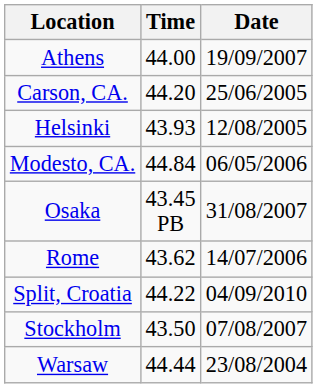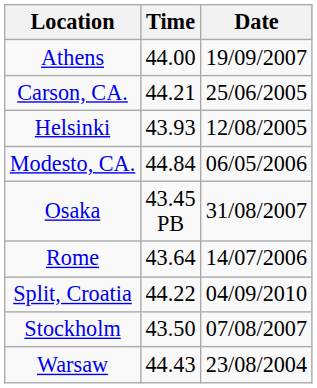(171, 92) 44.20 -> (171, 92) 44.21
(171, 258) 43.62 -> (171, 258) 43.64
(171, 364) 44.44 -> (171, 364) 44.43
